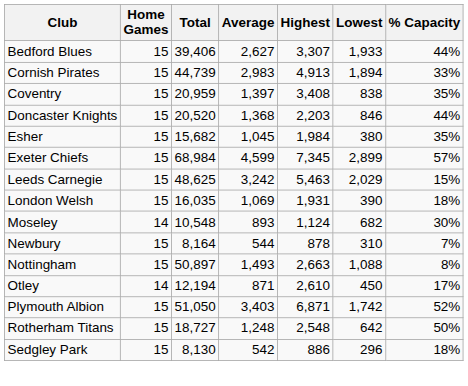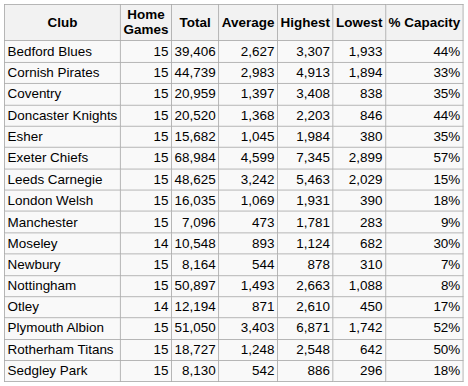+ row: (43, 222)
